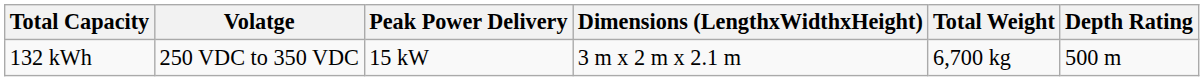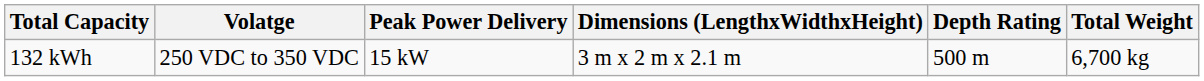columns swapped: (994, 22) <-> (1129, 22)
